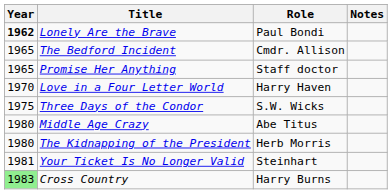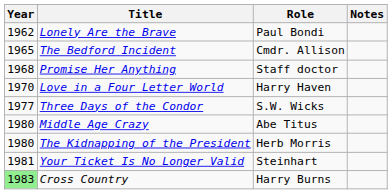(21, 32) bold -> (21, 32) normal
(21, 69) 1965 -> (21, 69) 1968
(21, 106) 1975 -> (21, 106) 1977
